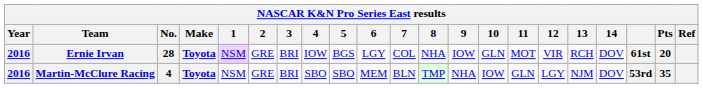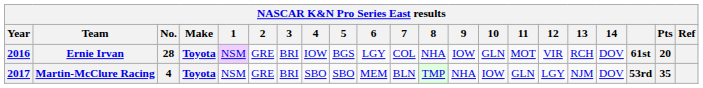(19, 73) 2016 -> (19, 73) 2017
